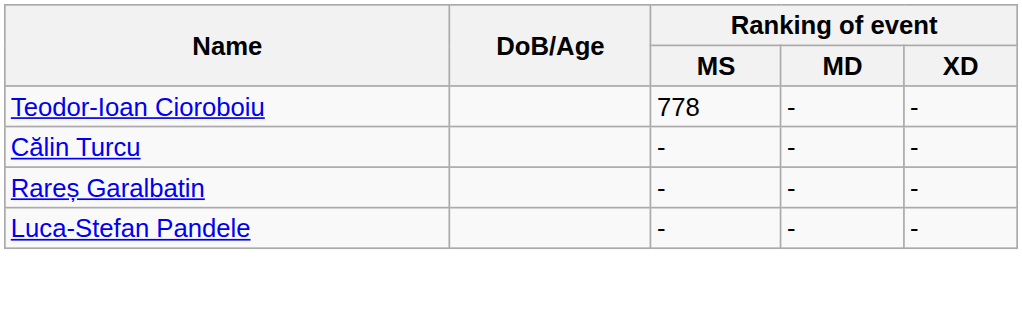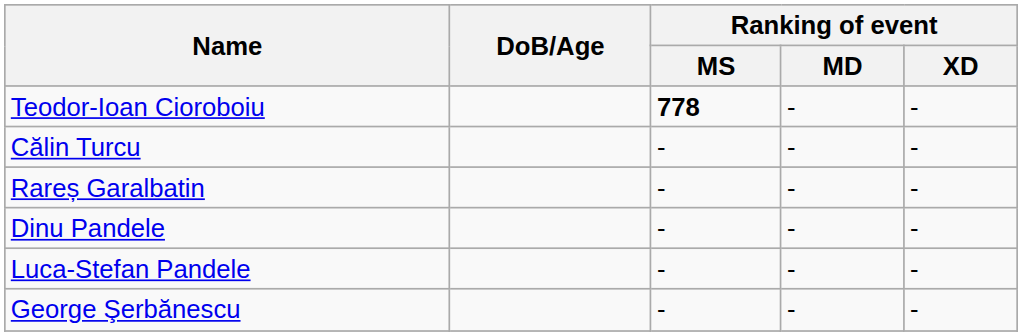(678, 107) normal -> (678, 107) bold
+ row: (88, 229)
+ row: (126, 310)
